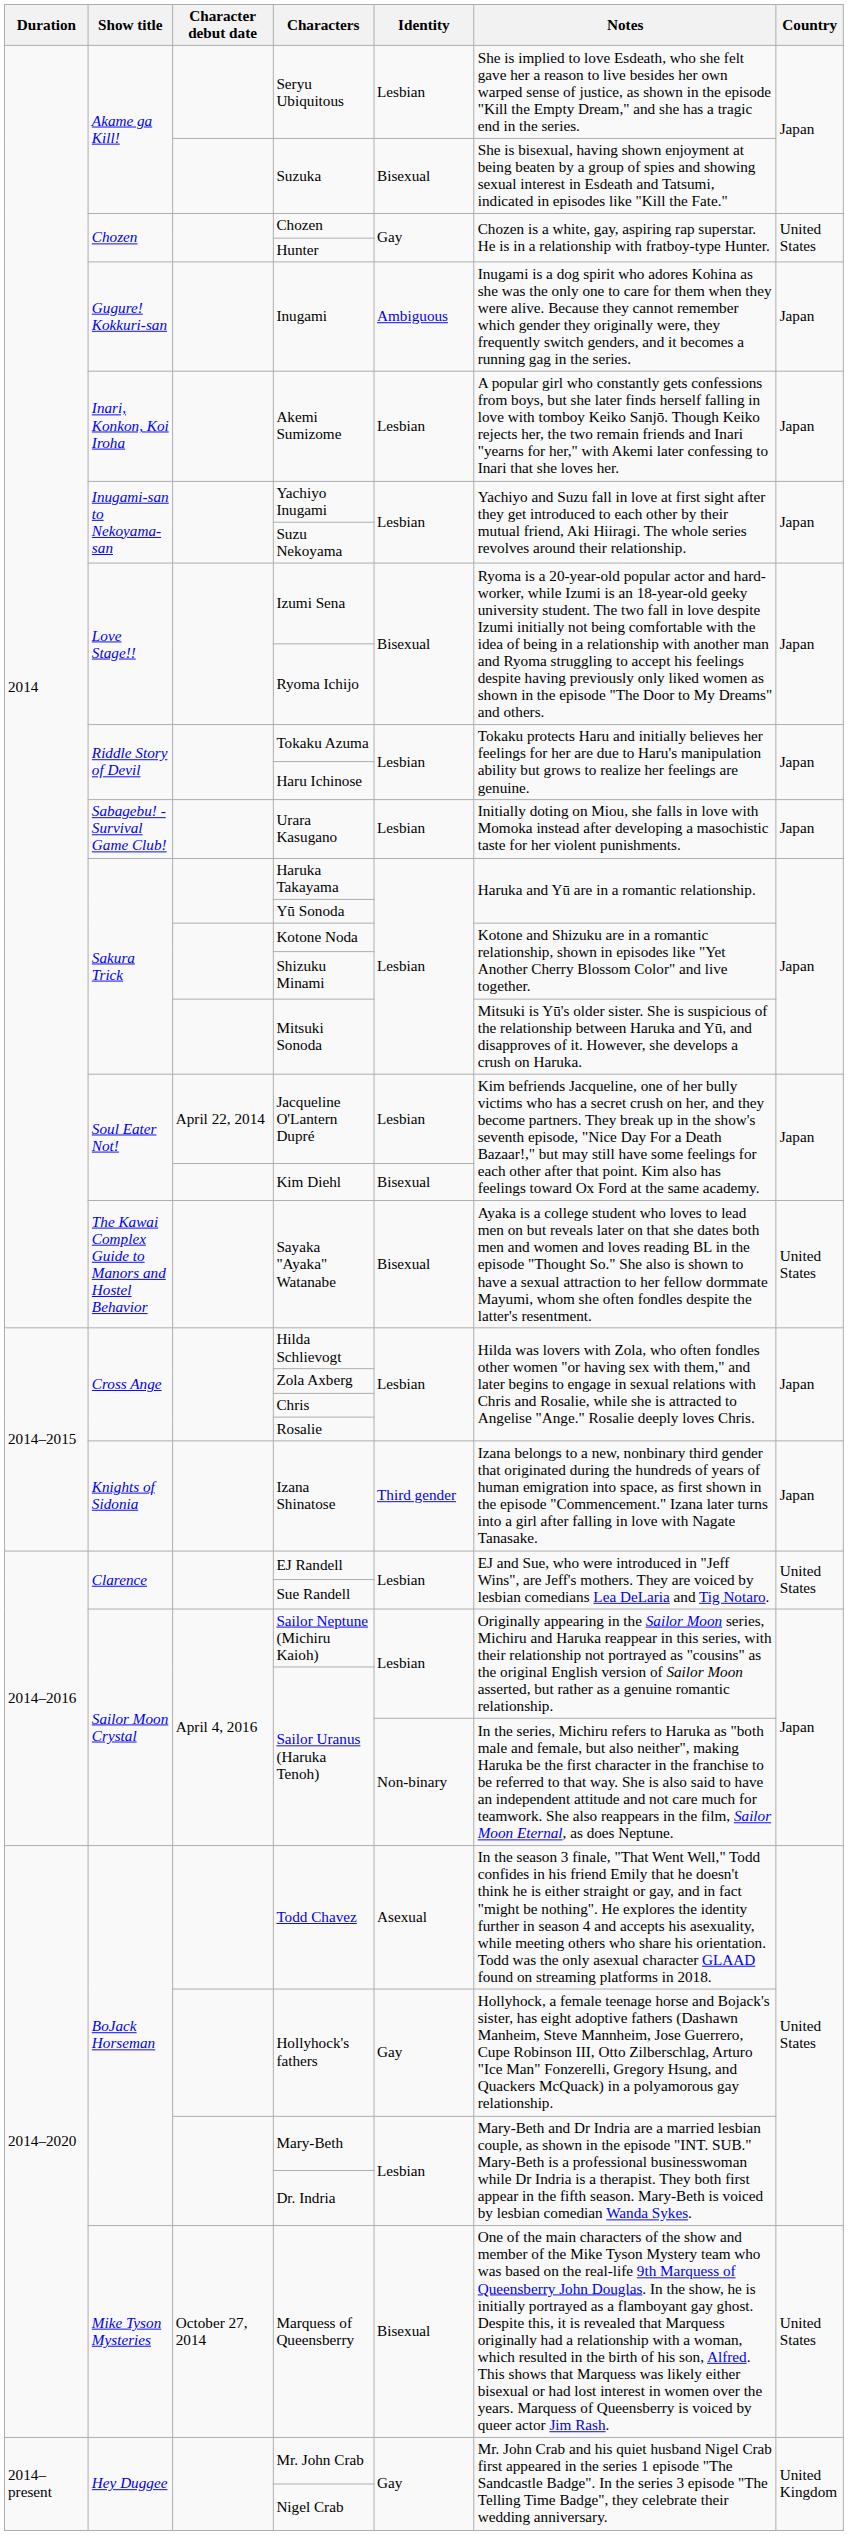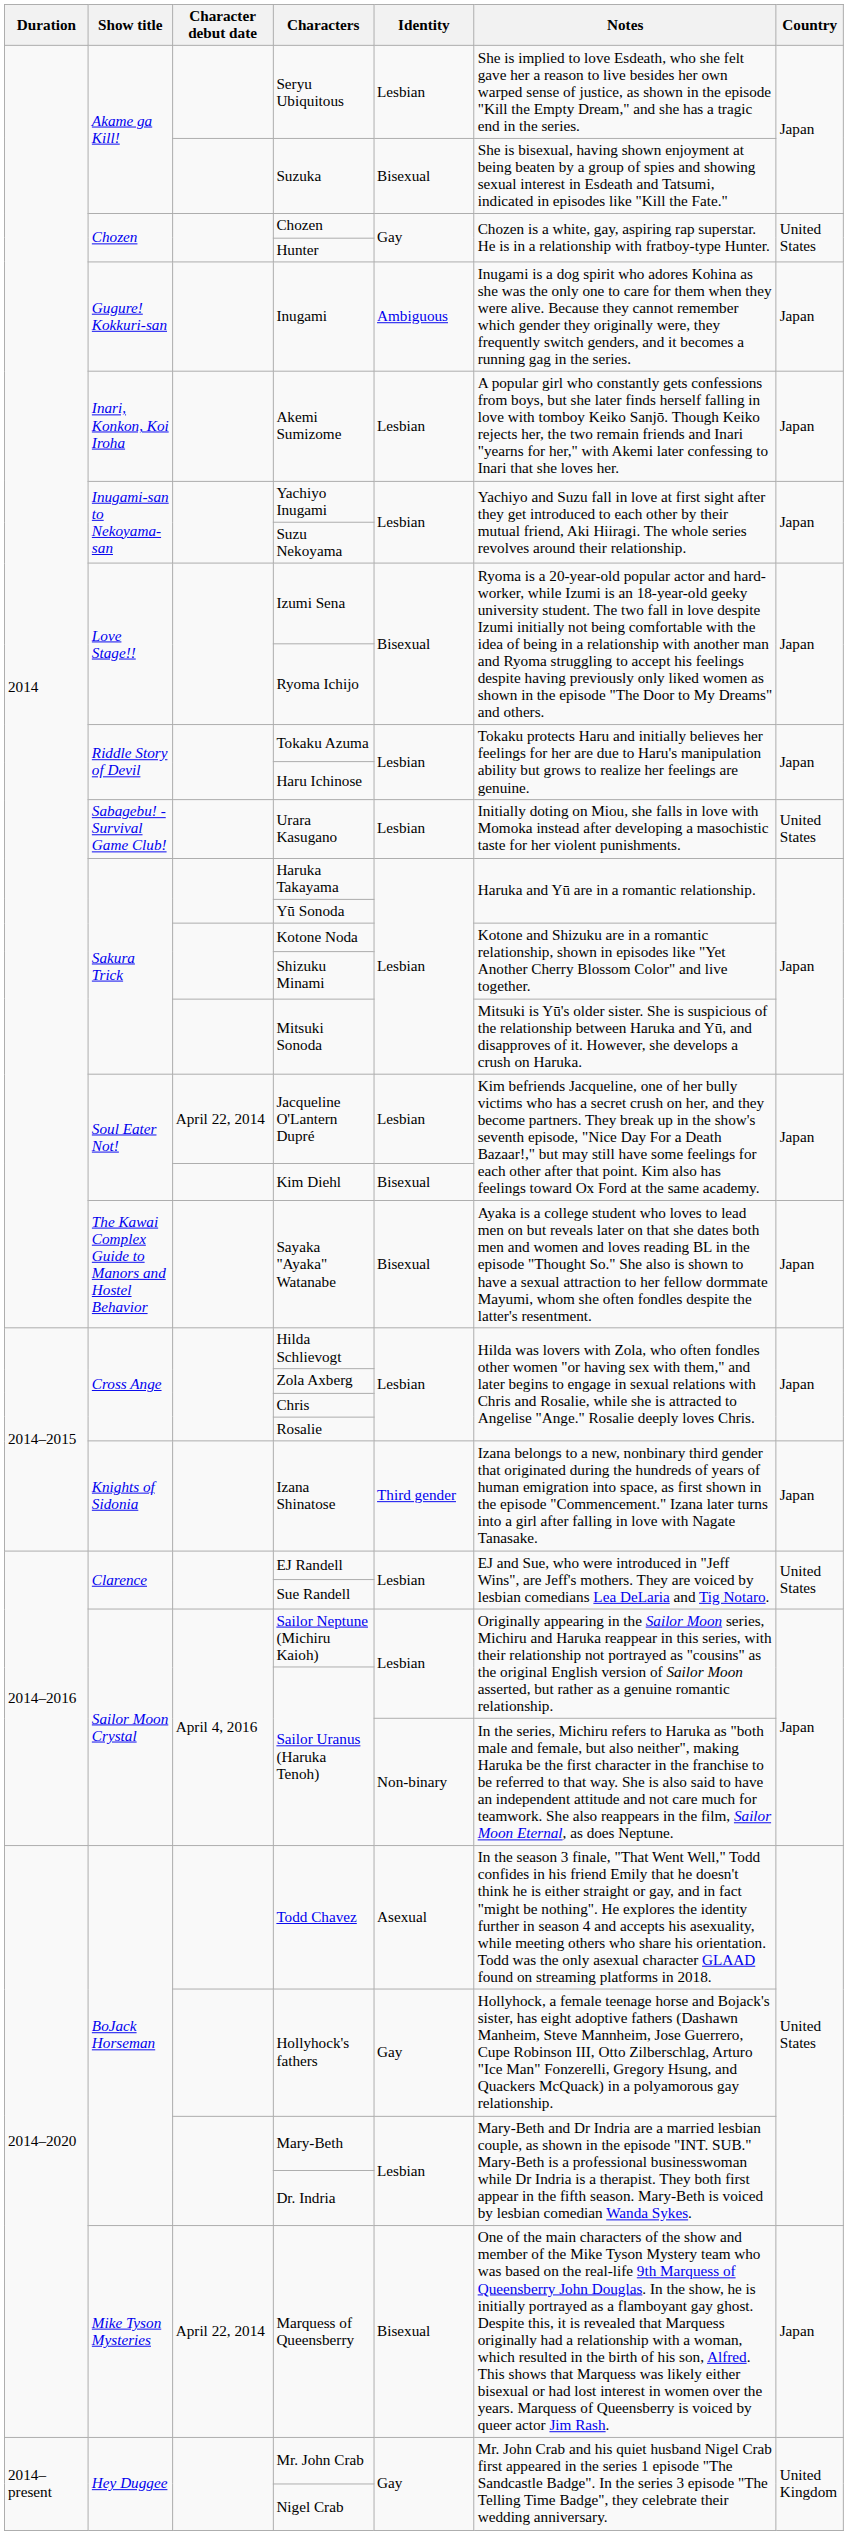(797, 828) Japan -> (800, 828) United States
(800, 1264) United States -> (797, 1264) Japan
(212, 2331) October 27, 2014 -> (220, 2331) April 22, 2014
(800, 2331) United States -> (797, 2331) Japan
